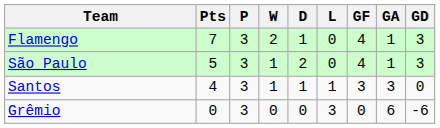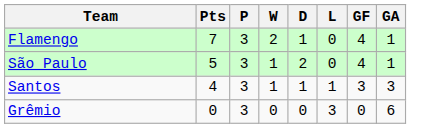- column: (420, 16)
